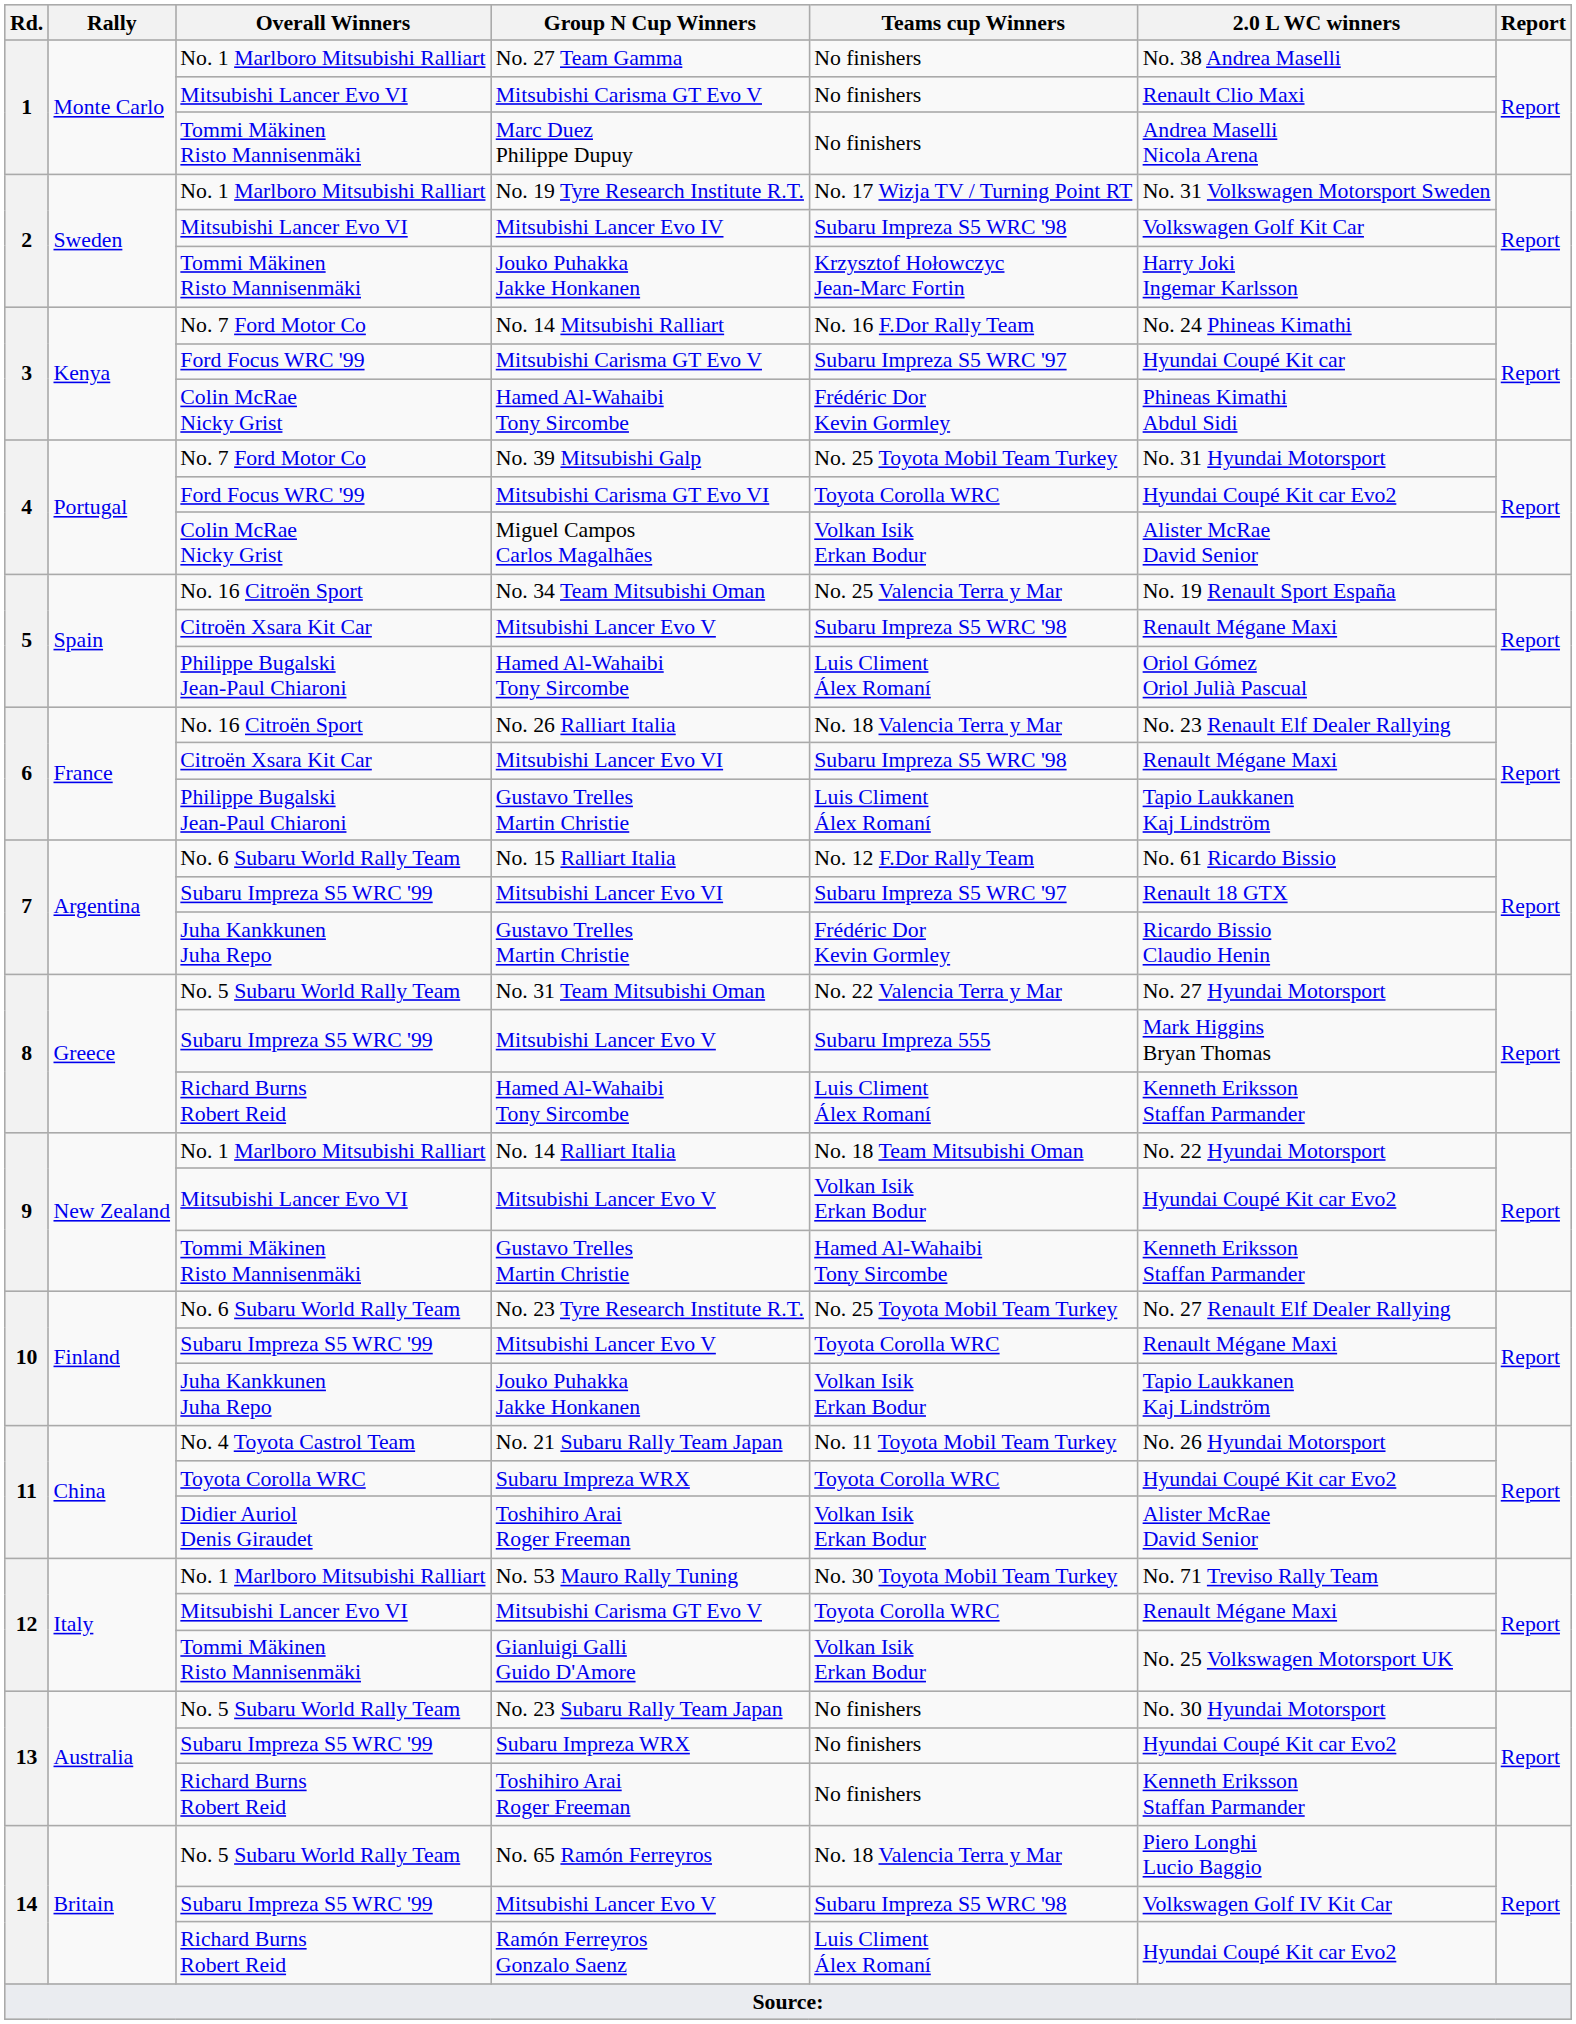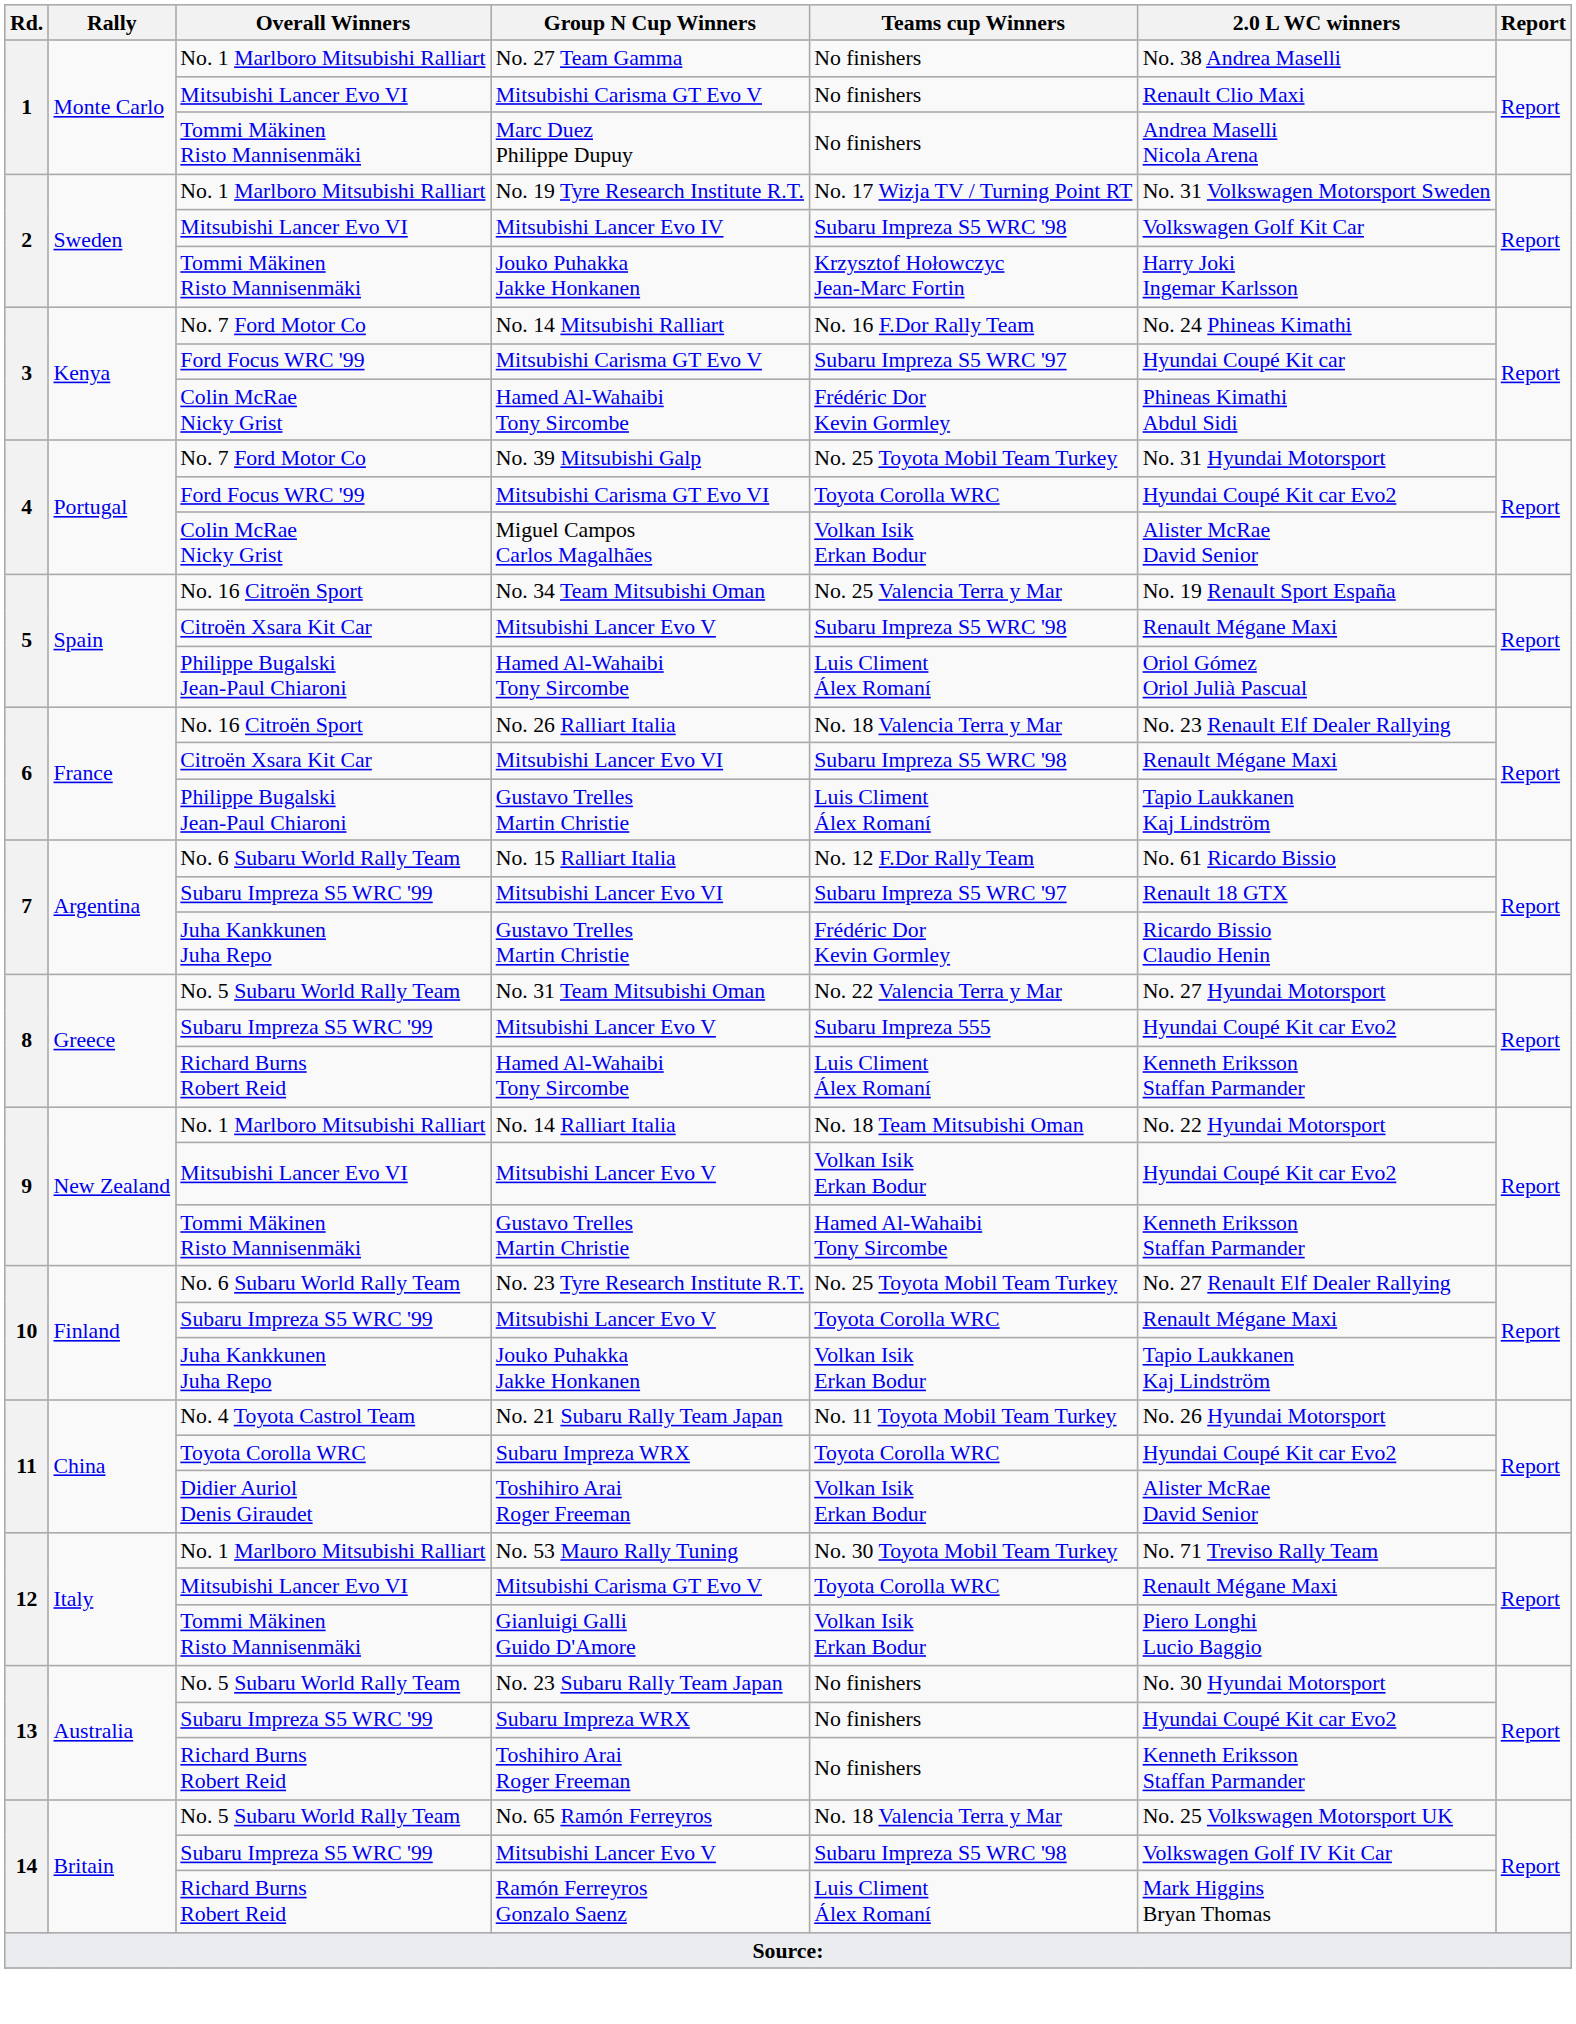(1207, 1039) Mark Higgins Bryan Thomas -> (1269, 1026) Hyundai Coupé Kit car Evo2
(1298, 1660) No. 25 Volkswagen Motorsport UK -> (1202, 1634) Piero Longhi Lucio Baggio
(1202, 1854) Piero Longhi Lucio Baggio -> (1298, 1816) No. 25 Volkswagen Motorsport UK
(1269, 1952) Hyundai Coupé Kit car Evo2 -> (1207, 1901) Mark Higgins Bryan Thomas
